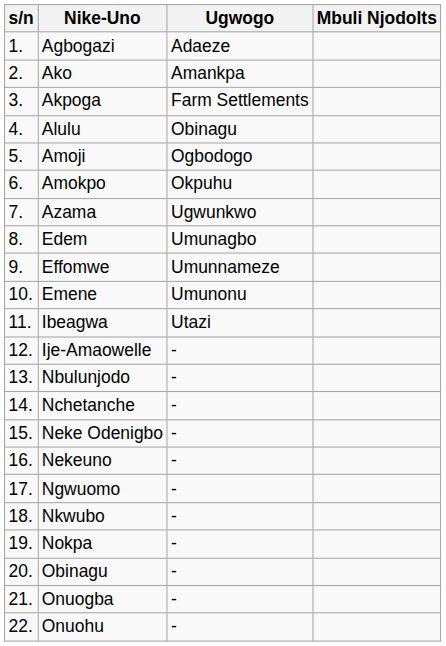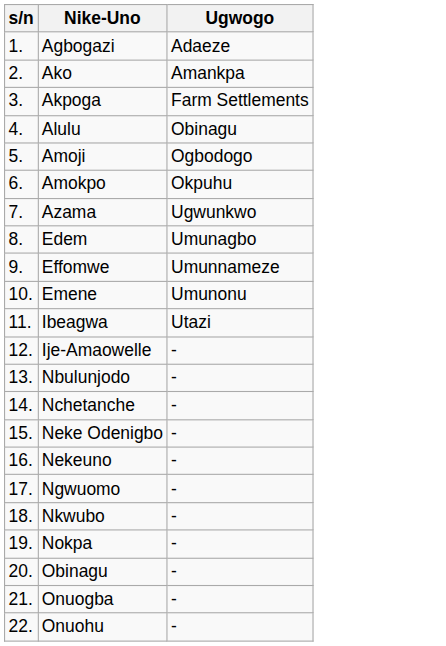- column: (377, 18)
